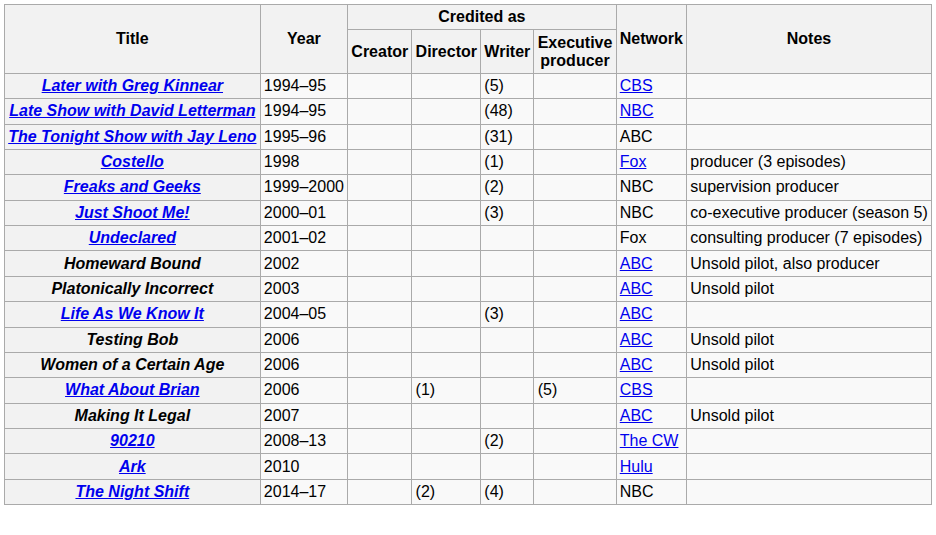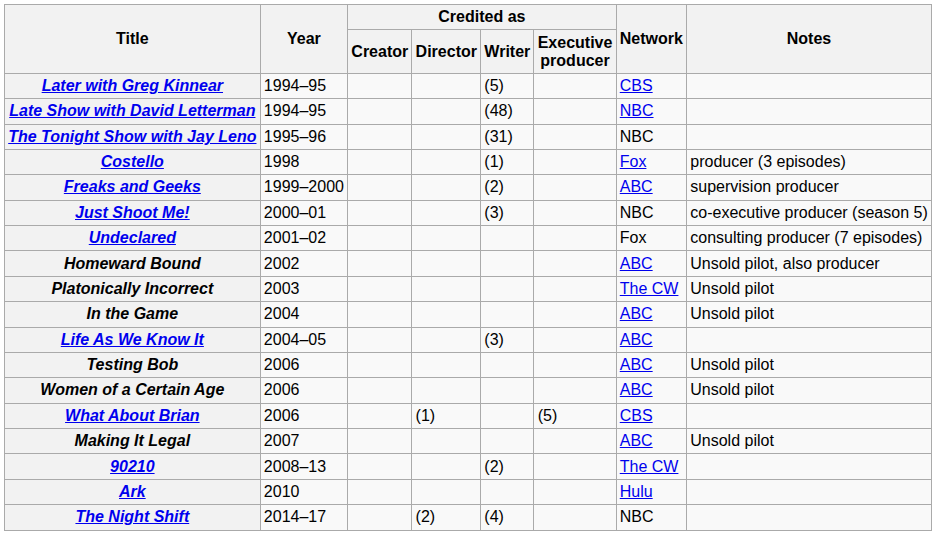(636, 136) ABC -> (637, 136) NBC
(637, 187) NBC -> (636, 187) ABC
(636, 288) ABC -> (649, 288) The CW
+ row: (132, 314)
